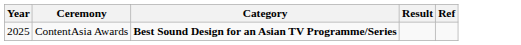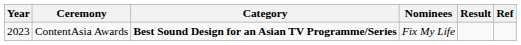+ column: (428, 13)
(18, 31) 2025 -> (18, 31) 2023
